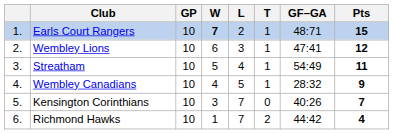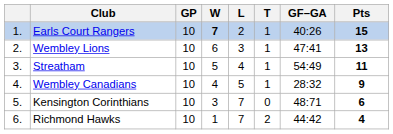(307, 31) 48:71 -> (307, 31) 40:26
(362, 48) 12 -> (362, 48) 13
(307, 102) 40:26 -> (307, 102) 48:71
(362, 102) 7 -> (362, 102) 6
